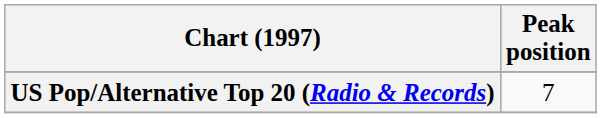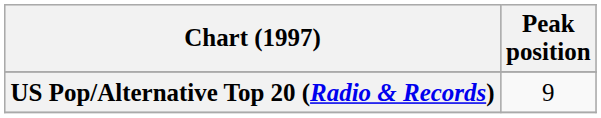(548, 91) 7 -> (548, 91) 9
